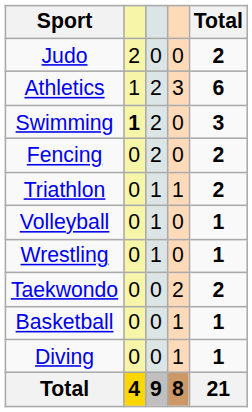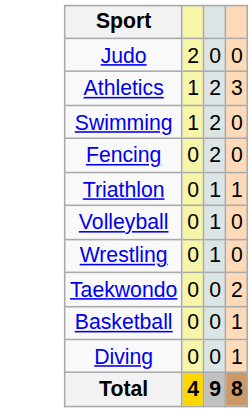- column: (218, 22)
(134, 122) bold -> (193, 122) normal
